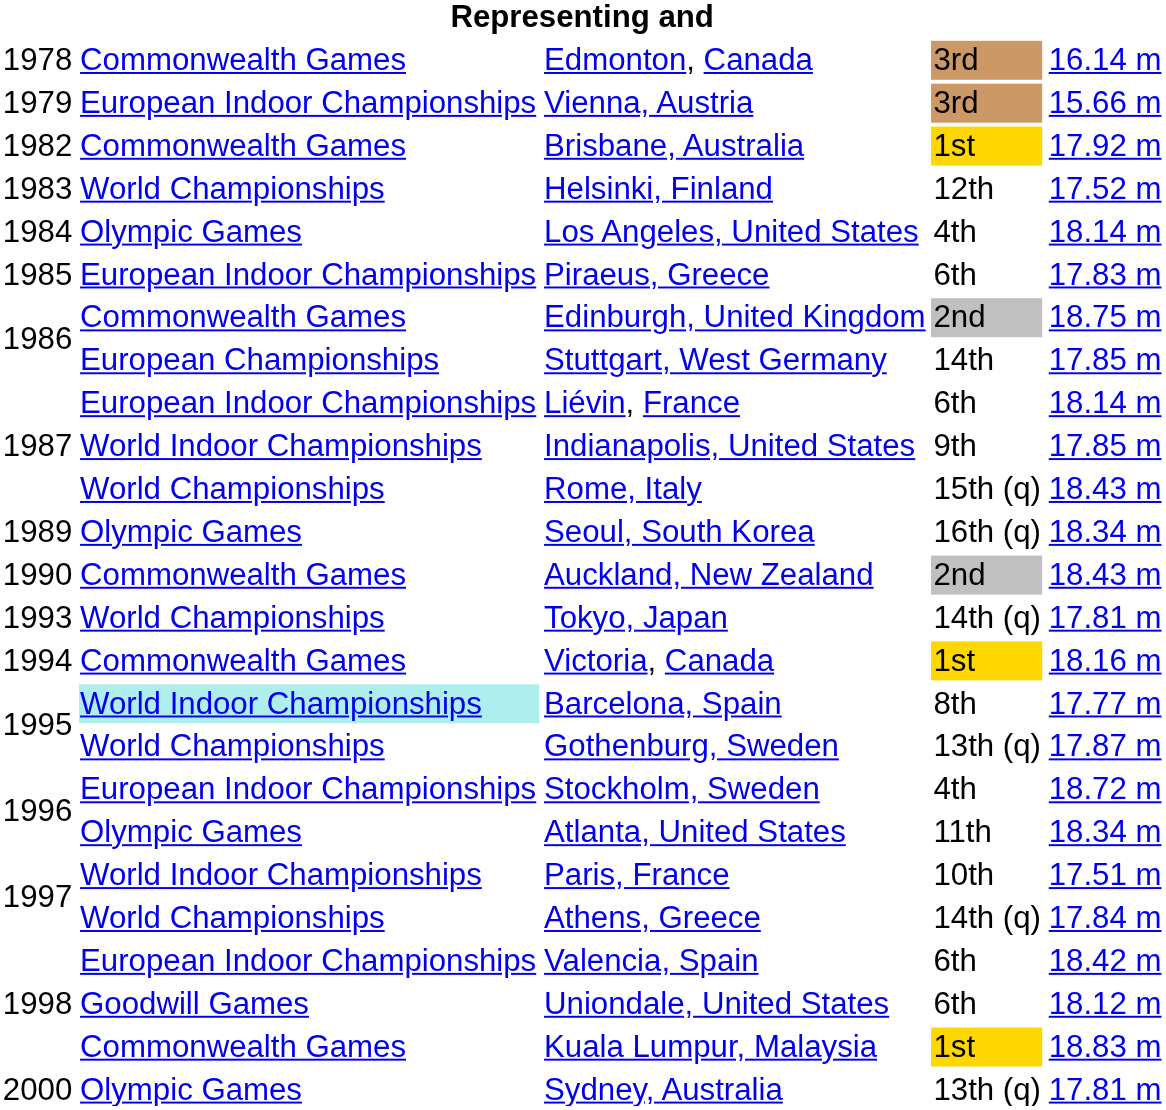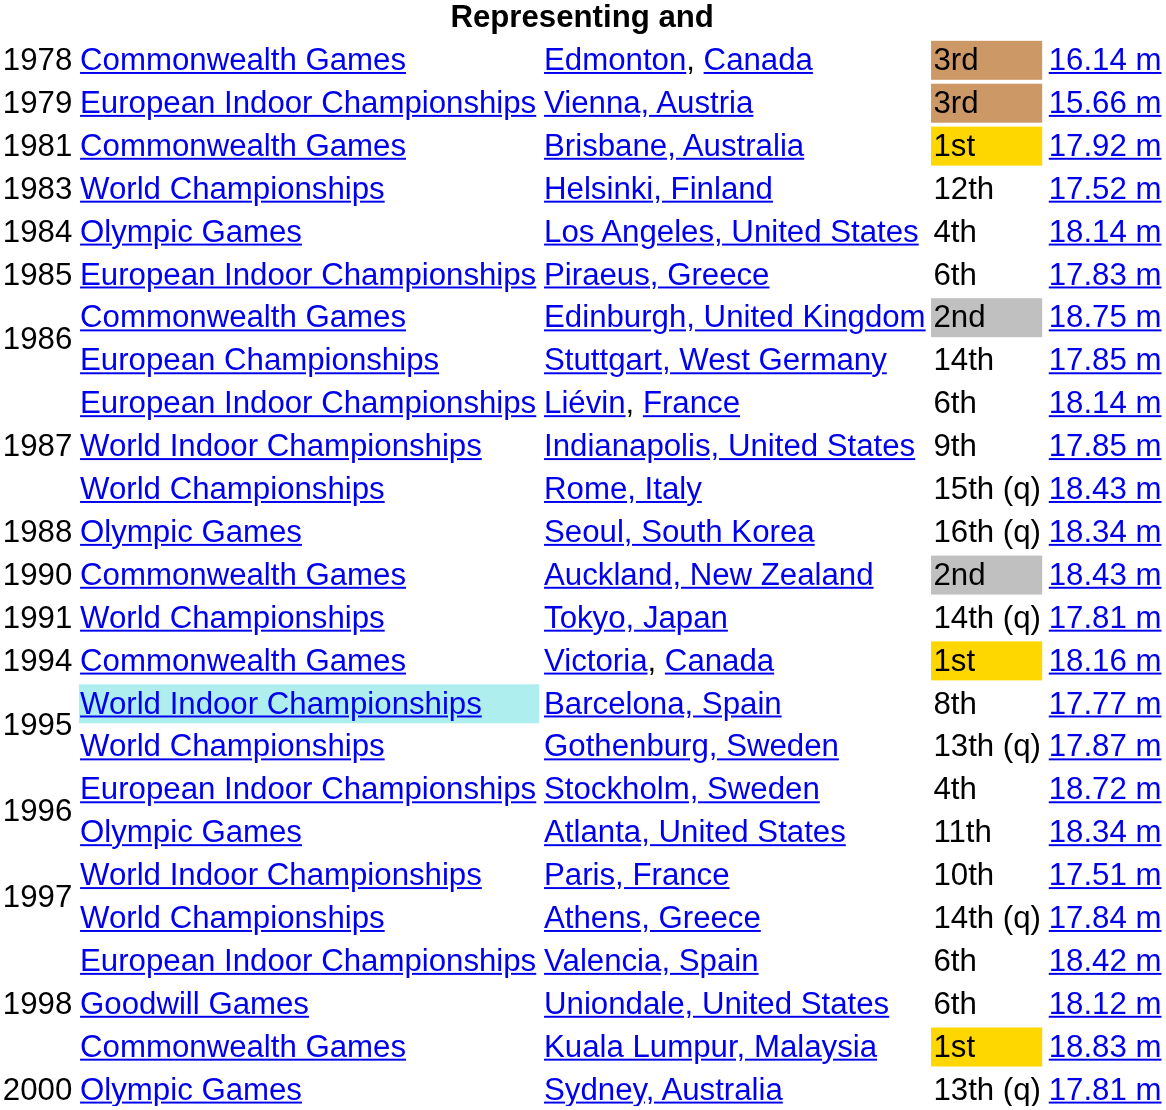(38, 145) 1982 -> (38, 145) 1981
(38, 531) 1989 -> (38, 531) 1988
(38, 617) 1993 -> (38, 617) 1991
